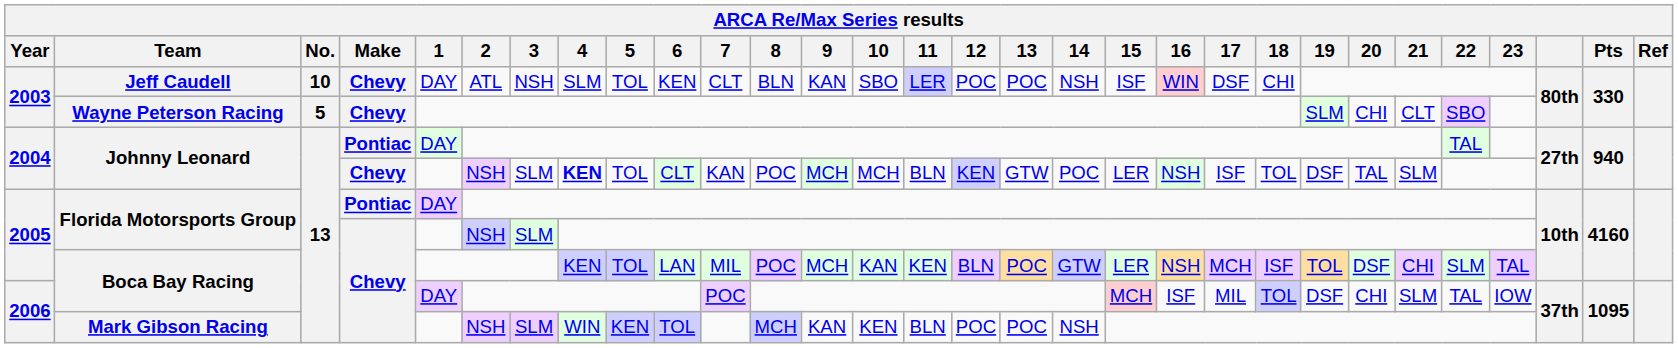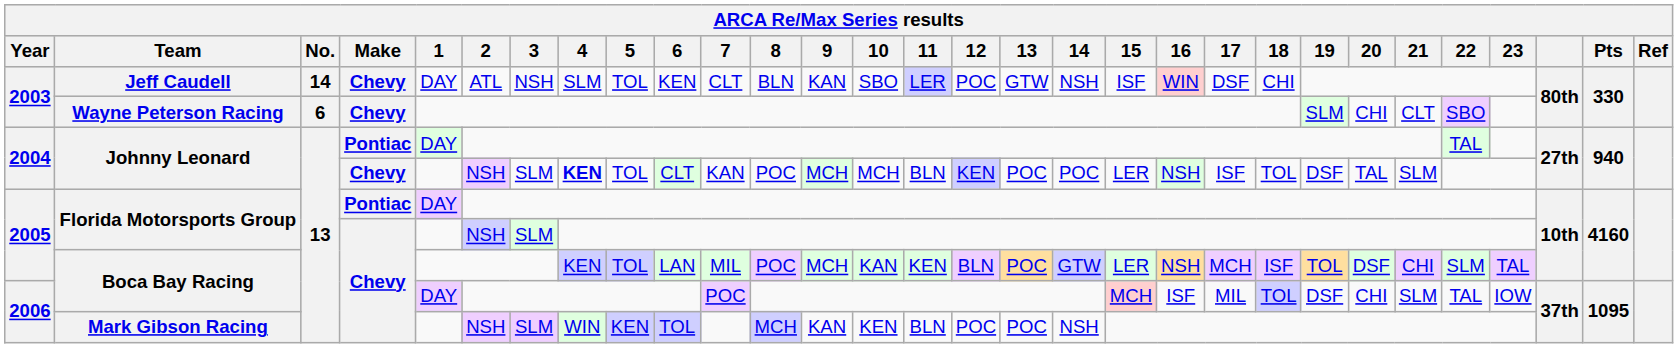(320, 81) 10 -> (320, 81) 14
(1027, 81) POC -> (1027, 81) GTW
(320, 112) 5 -> (320, 112) 6
(1027, 173) GTW -> (1027, 173) POC
